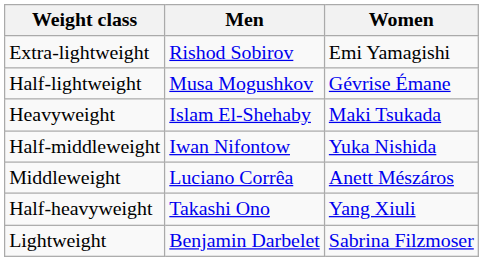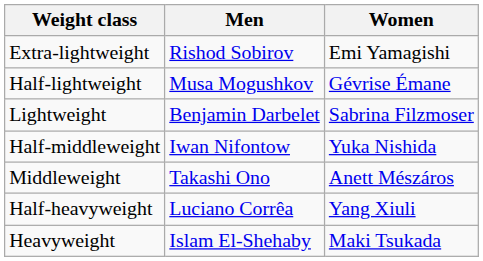rows swapped: (58, 240) <-> (62, 114)
(231, 177) Luciano Corrêa -> (220, 177) Takashi Ono
(220, 209) Takashi Ono -> (231, 209) Luciano Corrêa
